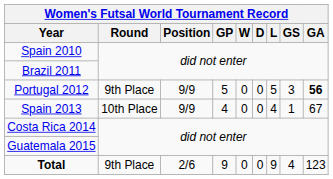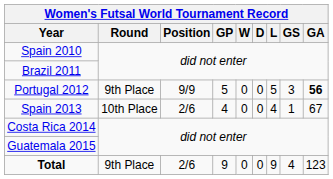(187, 109) 9/9 -> (187, 109) 2/6
